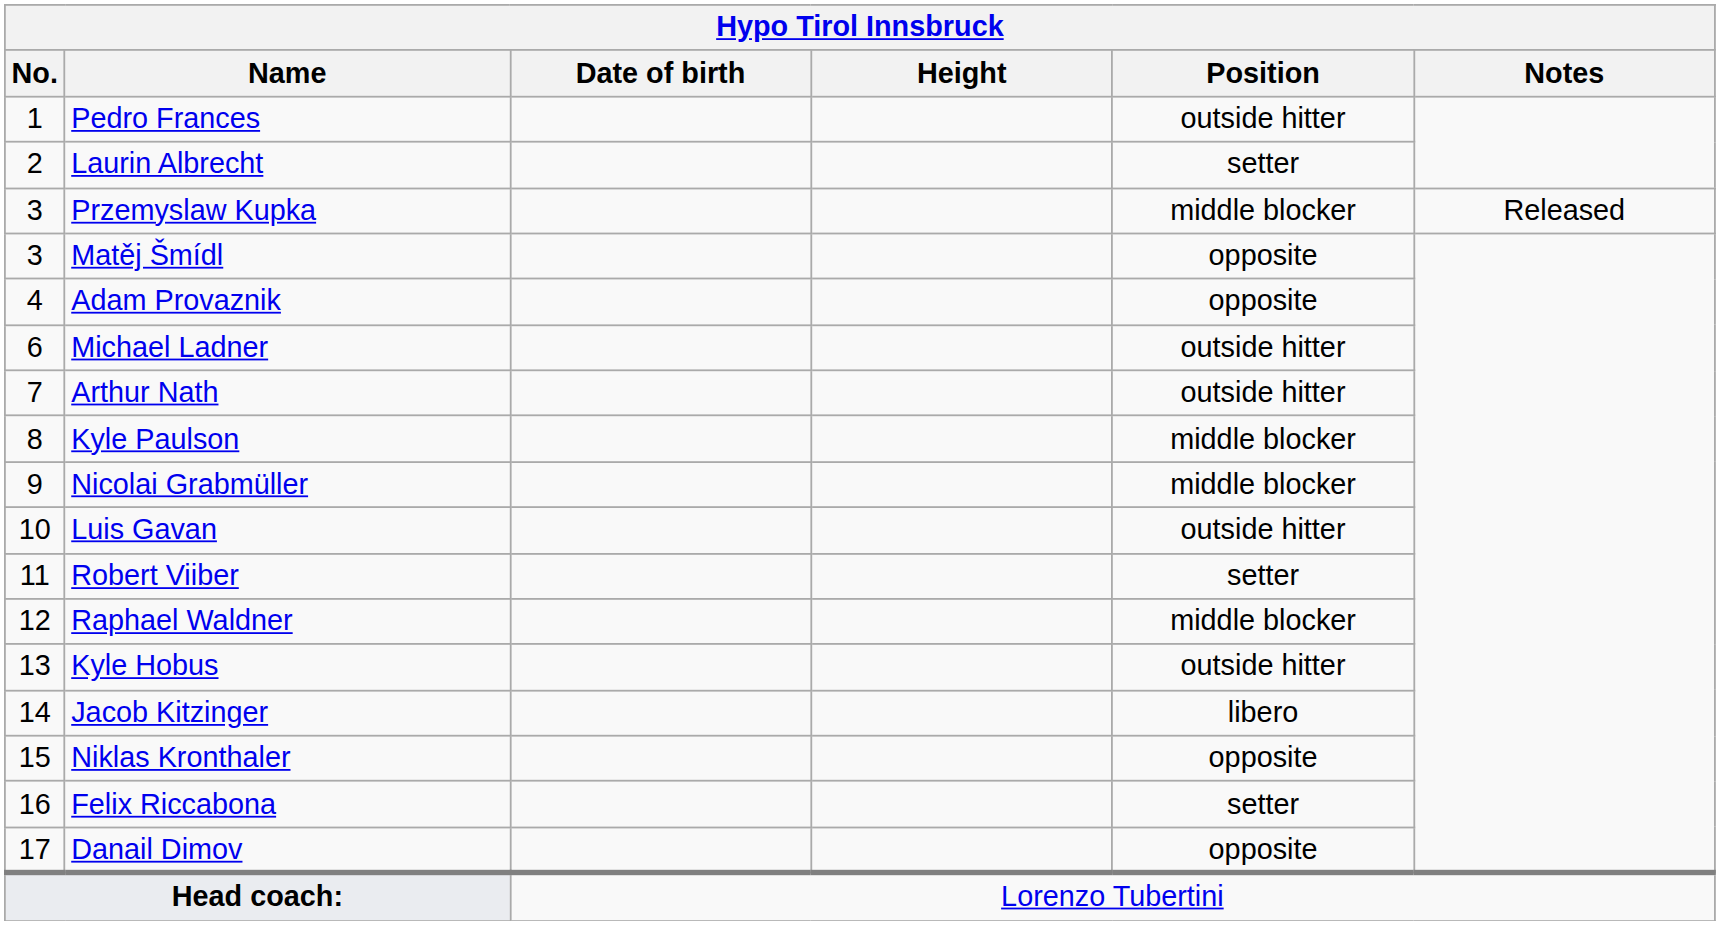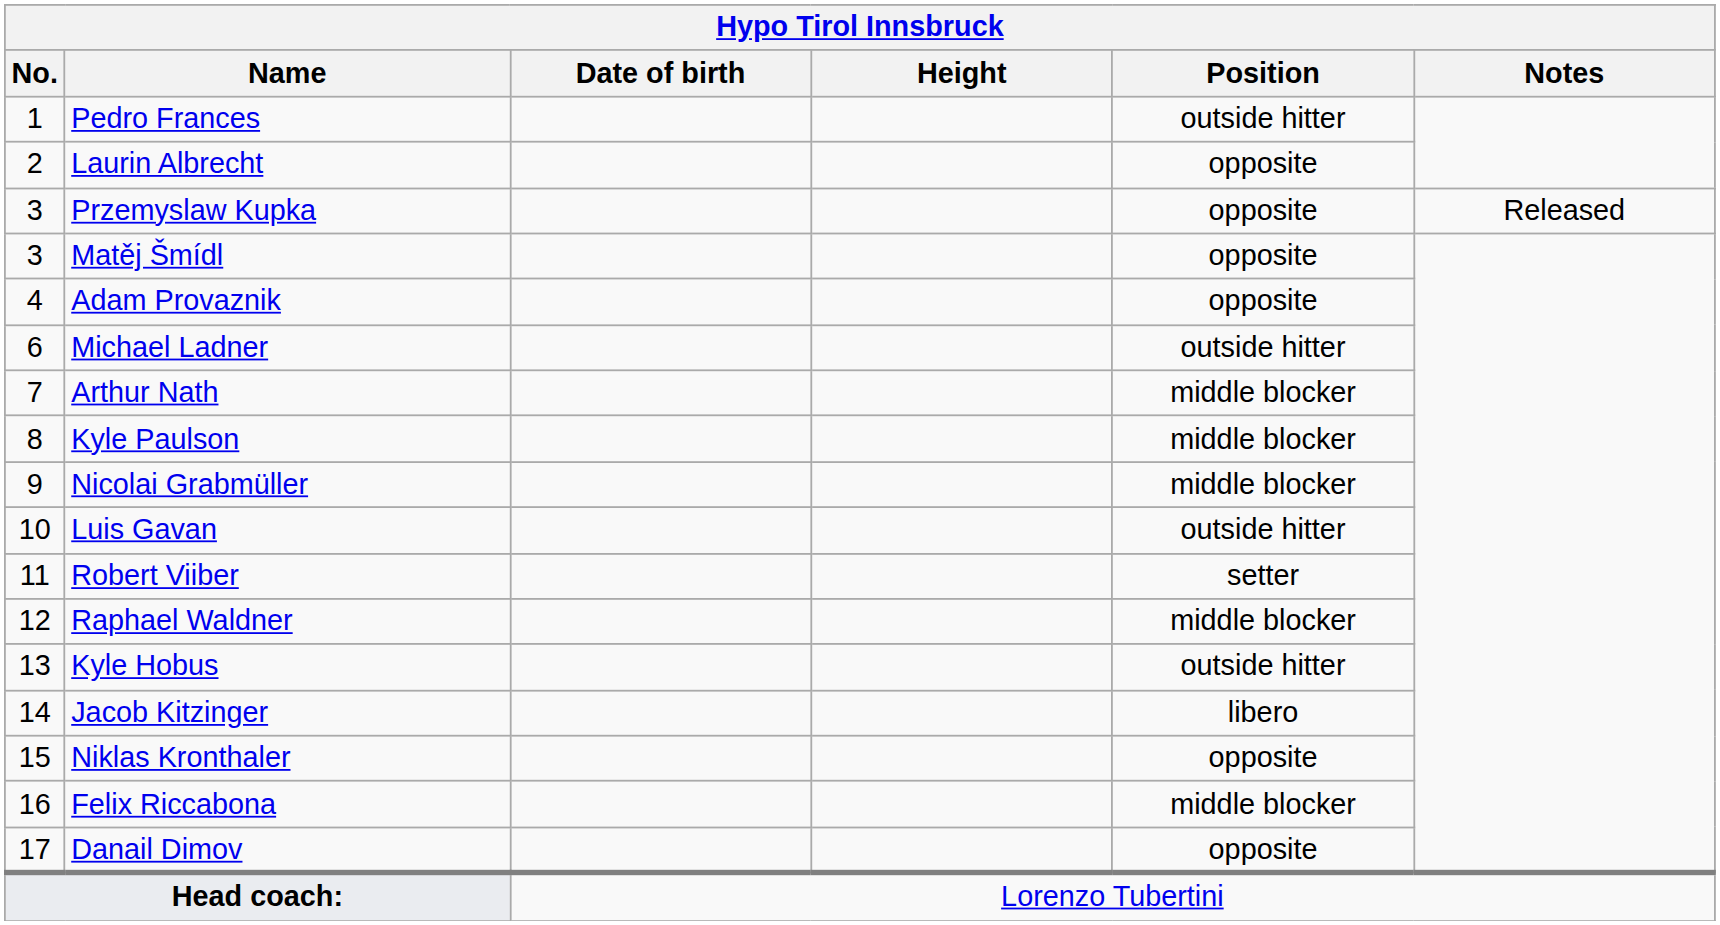(1263, 164) setter -> (1263, 164) opposite
(1263, 210) middle blocker -> (1263, 210) opposite
(1263, 392) outside hitter -> (1263, 392) middle blocker
(1263, 803) setter -> (1263, 803) middle blocker
